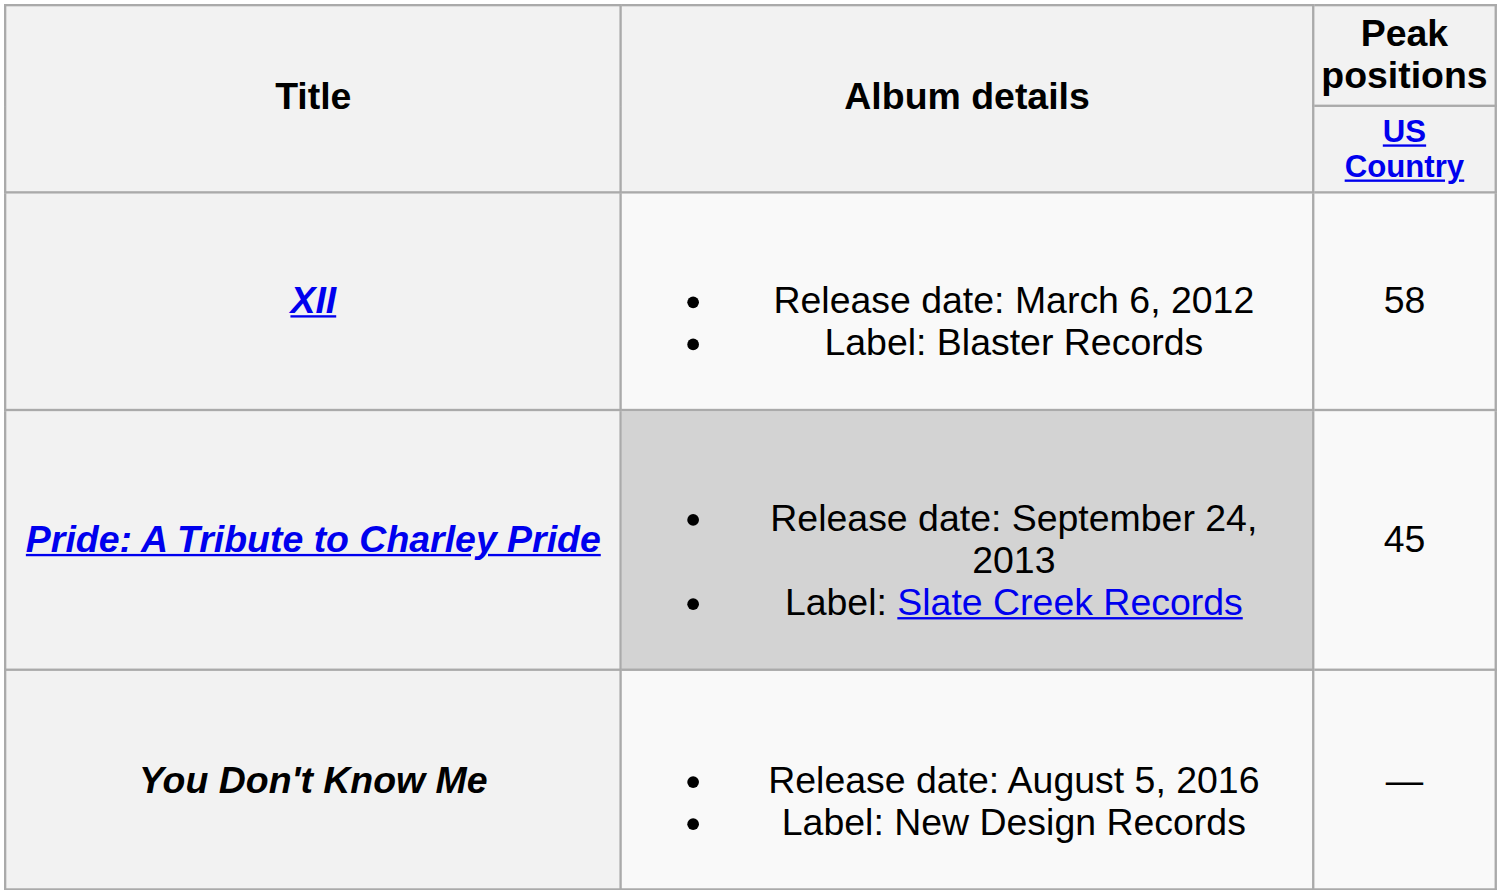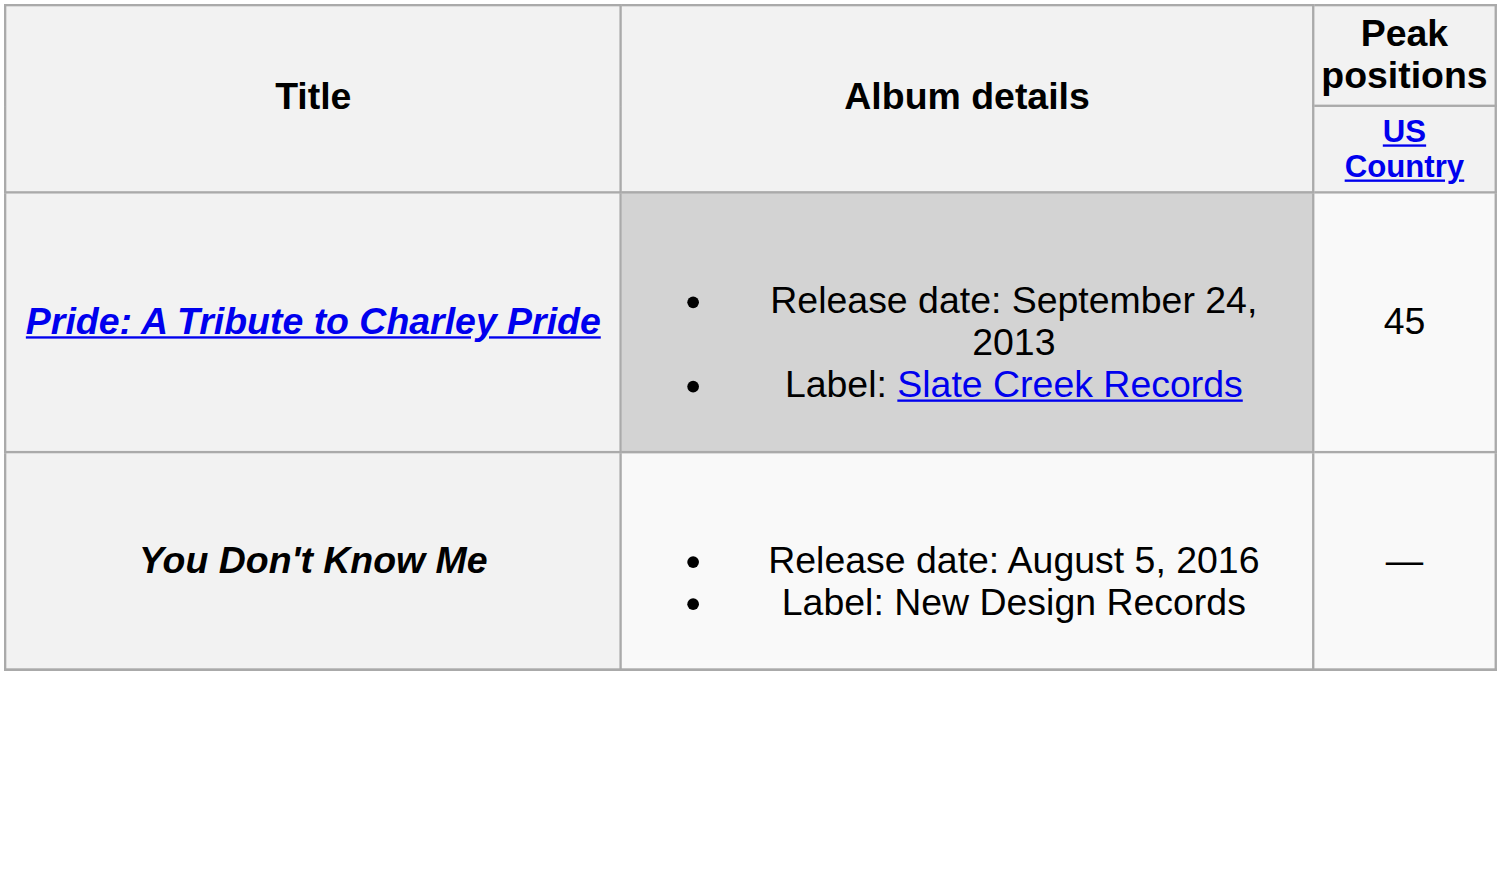- row: (313, 300)
